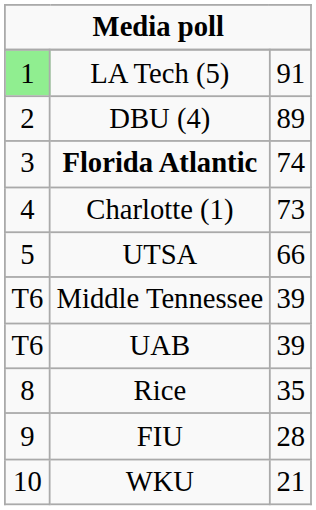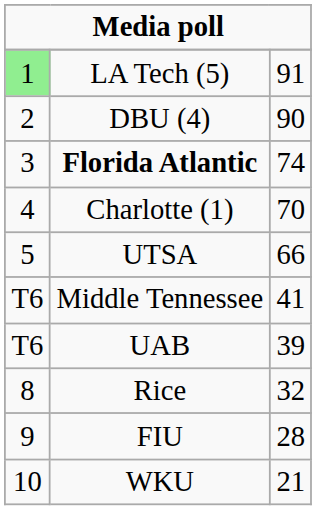(291, 118) 89 -> (291, 118) 90
(291, 208) 73 -> (291, 208) 70
(291, 299) 39 -> (291, 299) 41
(291, 390) 35 -> (291, 390) 32
